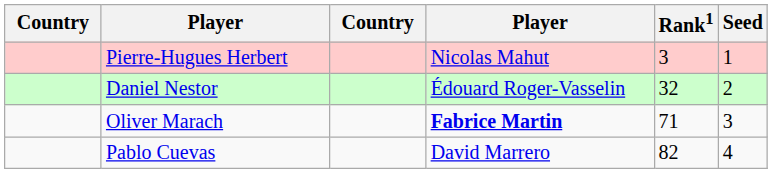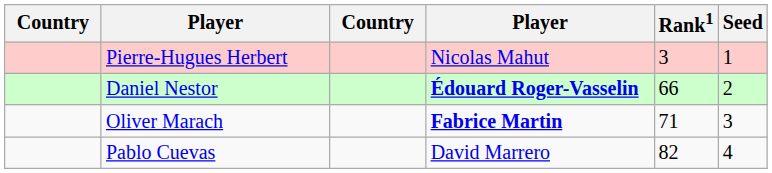(528, 89) normal -> (535, 89) bold
(669, 89) 32 -> (669, 89) 66
